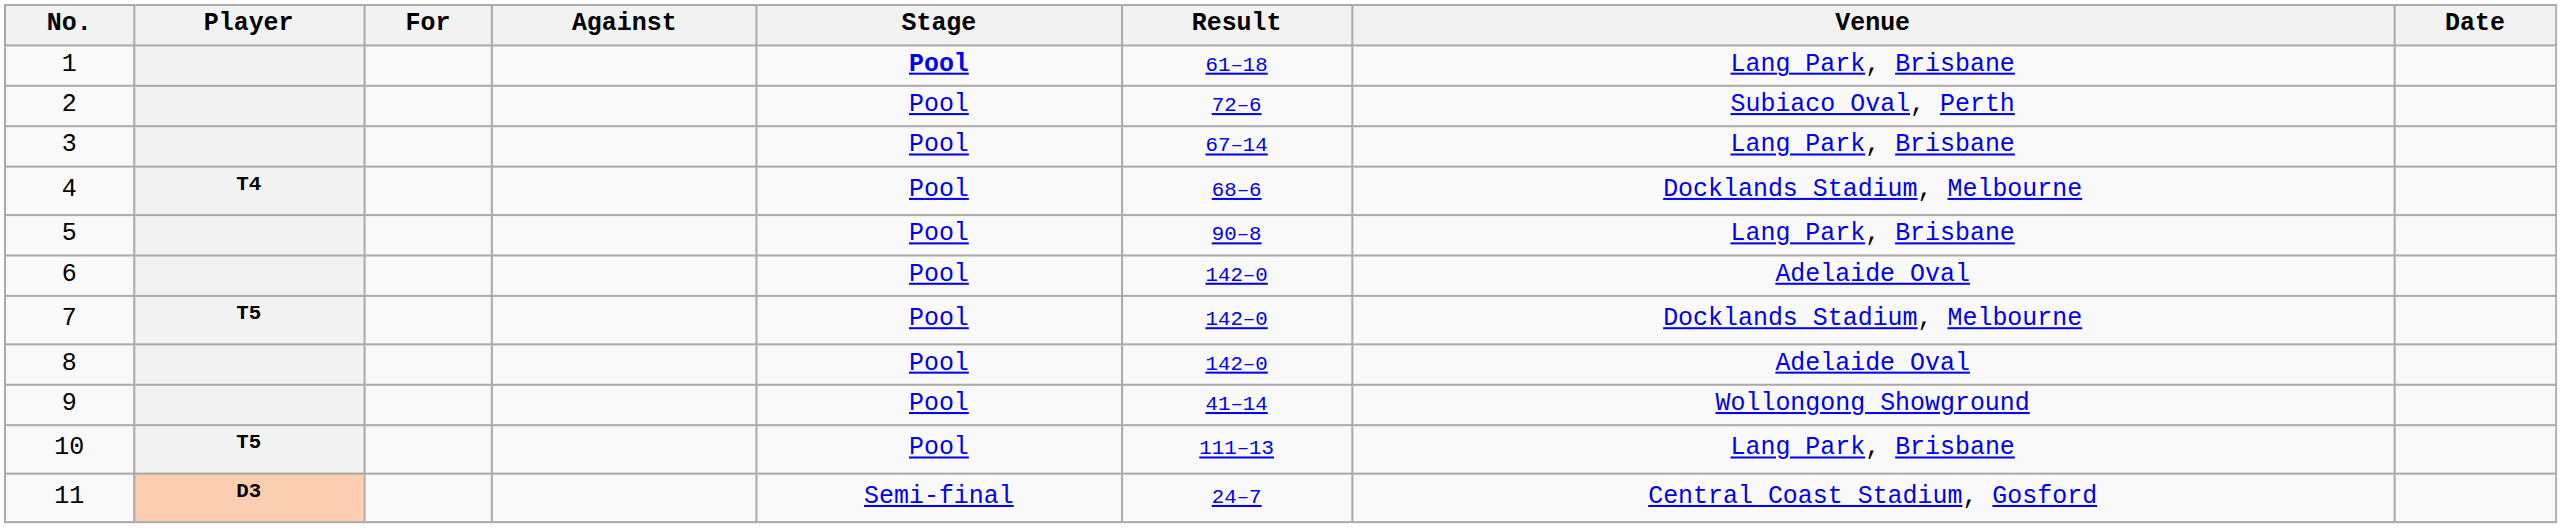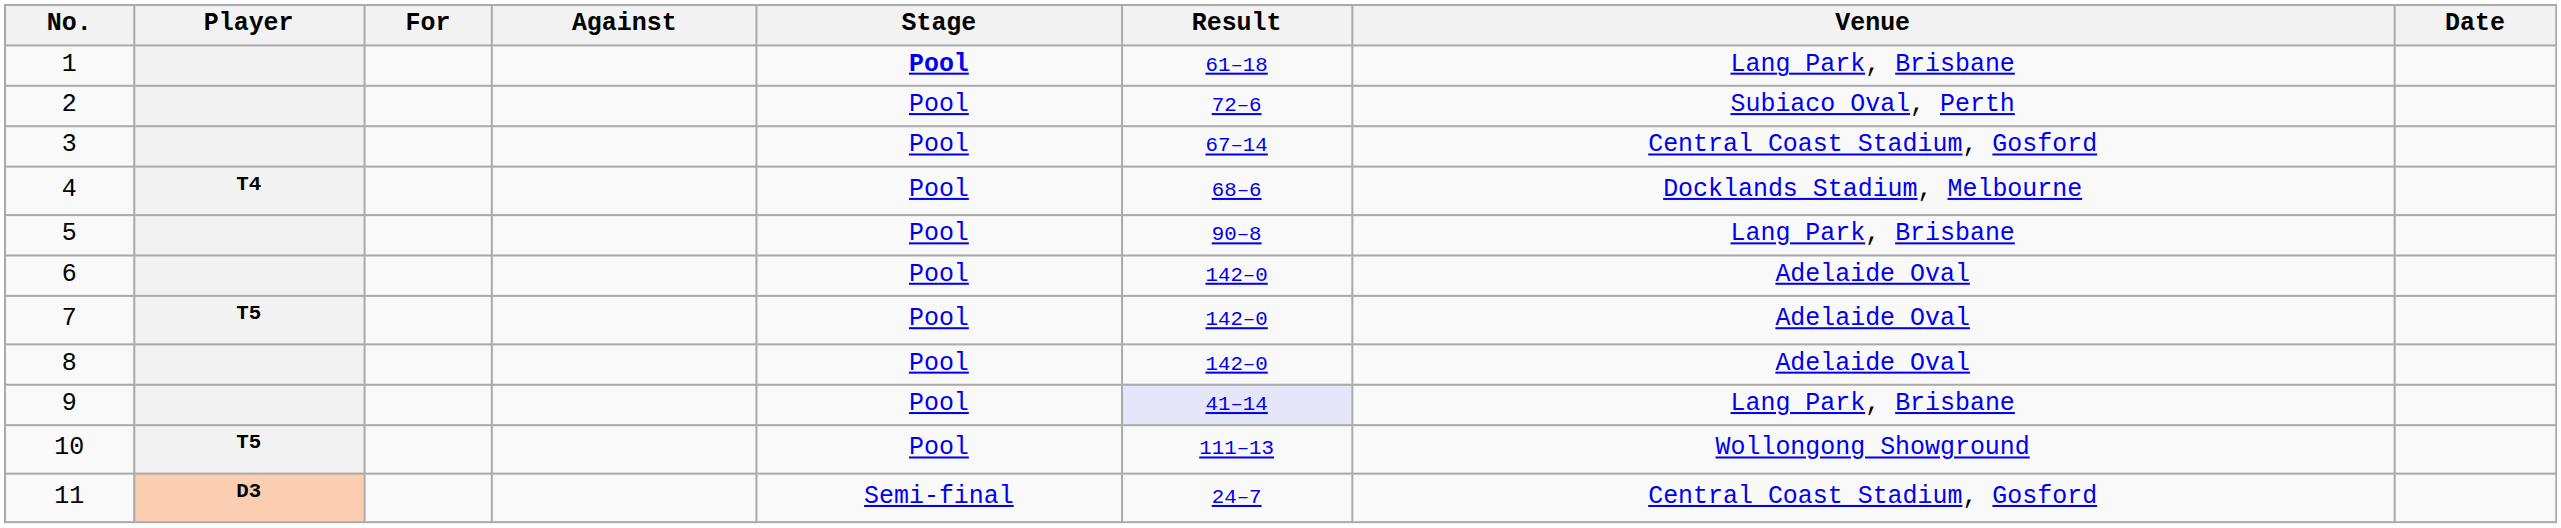(1873, 146) Lang Park, Brisbane -> (1873, 146) Central Coast Stadium, Gosford
(1873, 320) Docklands Stadium, Melbourne -> (1873, 320) Adelaide Oval
(1237, 405) no background -> (1237, 405) lavender background
(1873, 405) Wollongong Showground -> (1873, 405) Lang Park, Brisbane
(1873, 449) Lang Park, Brisbane -> (1873, 449) Wollongong Showground
